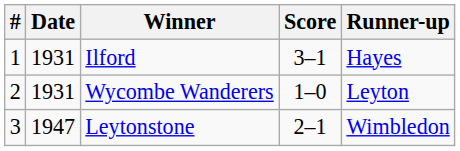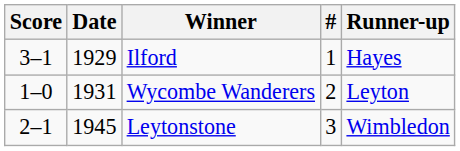columns swapped: (15, 22) <-> (310, 22)
(53, 57) 1931 -> (94, 57) 1929
(53, 127) 1947 -> (94, 127) 1945
